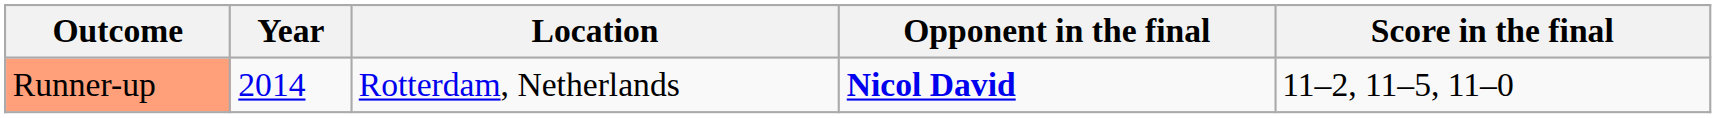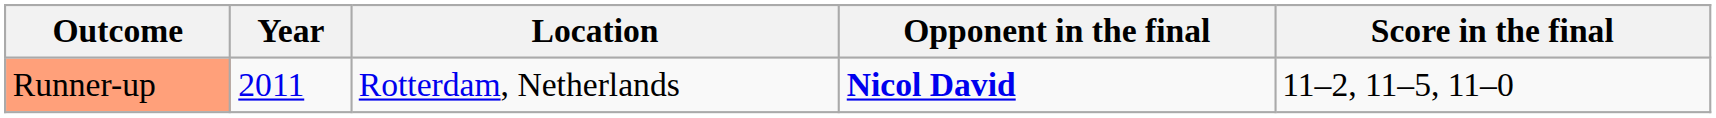(272, 84) 2014 -> (271, 84) 2011
